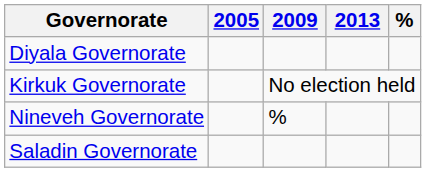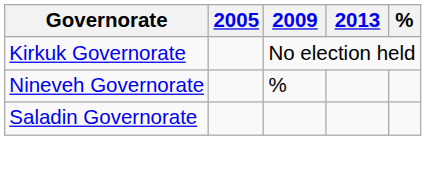- row: (98, 53)
